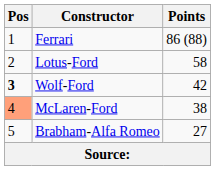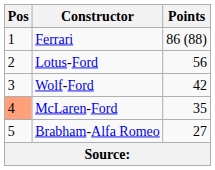(200, 62) 58 -> (200, 62) 56
(11, 85) bold -> (11, 85) normal
(200, 108) 38 -> (200, 108) 35
